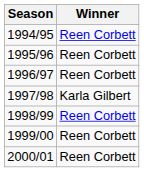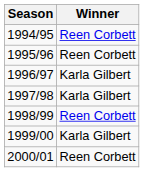(98, 75) Reen Corbett -> (95, 75) Karla Gilbert
(98, 136) Reen Corbett -> (95, 136) Karla Gilbert
